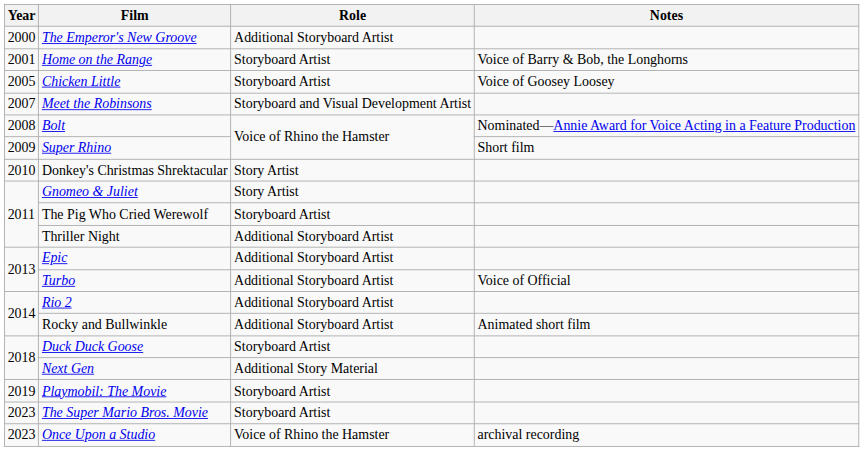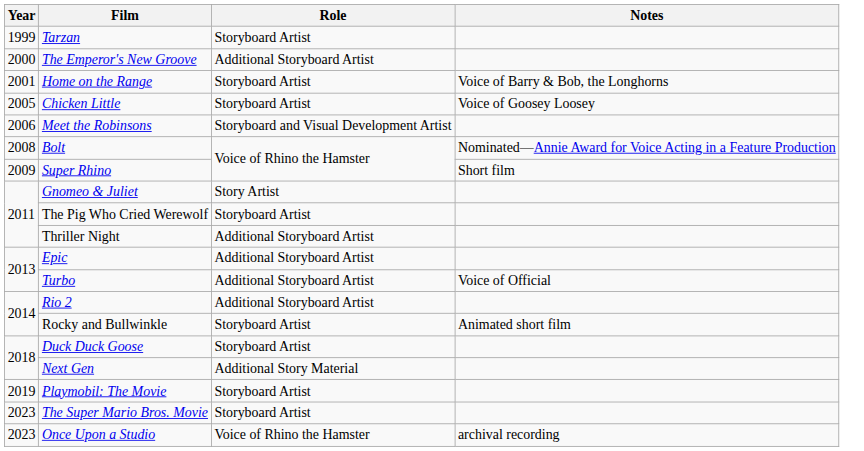+ row: (61, 37)
(22, 103) 2007 -> (22, 125) 2006
- row: (135, 170)
(314, 324) Additional Storyboard Artist -> (263, 324) Storyboard Artist
